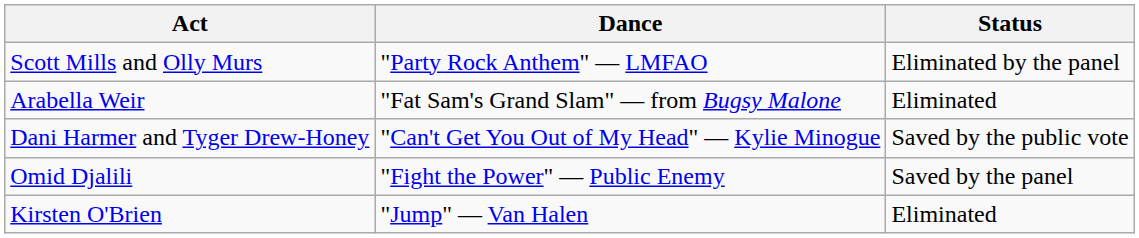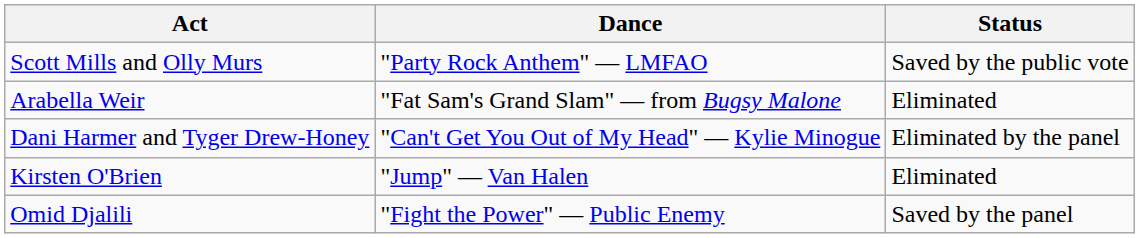(1006, 61) Eliminated by the panel -> (1010, 61) Saved by the public vote
(1010, 137) Saved by the public vote -> (1006, 137) Eliminated by the panel
rows swapped: (86, 213) <-> (71, 175)
